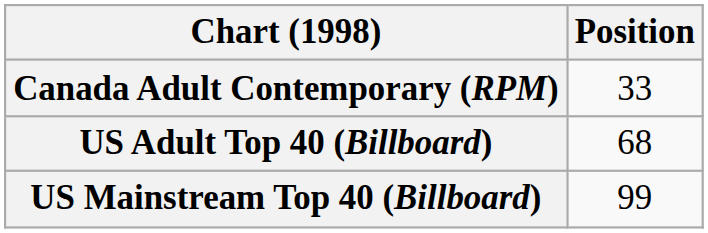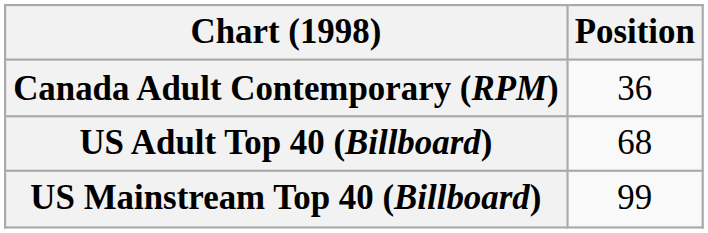(635, 87) 33 -> (635, 87) 36
